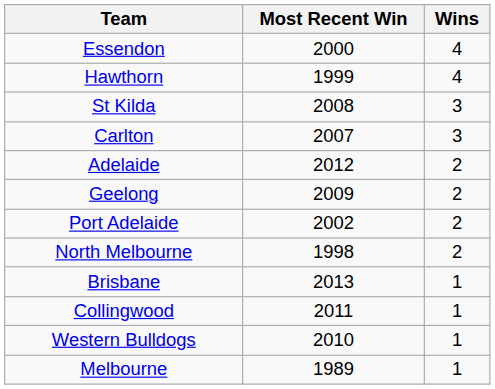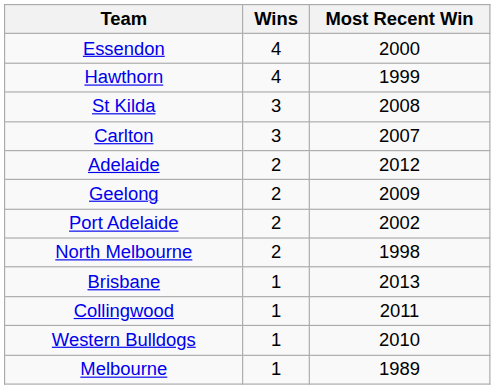columns swapped: (457, 19) <-> (334, 19)
